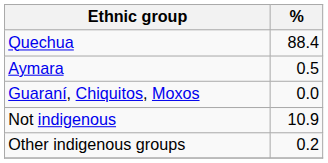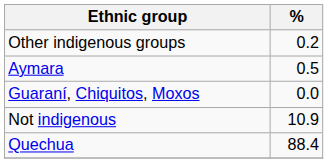rows swapped: (41, 42) <-> (97, 145)
